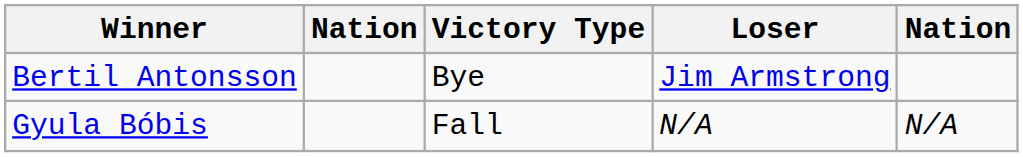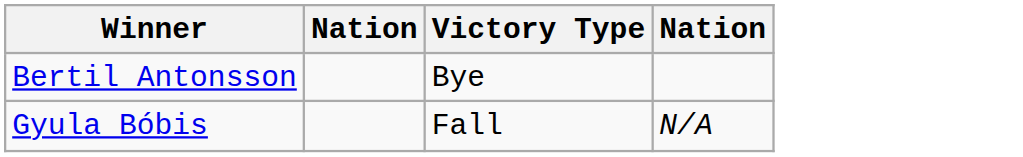- column: (775, 29)
